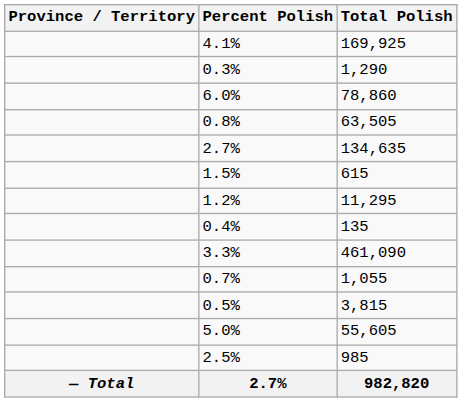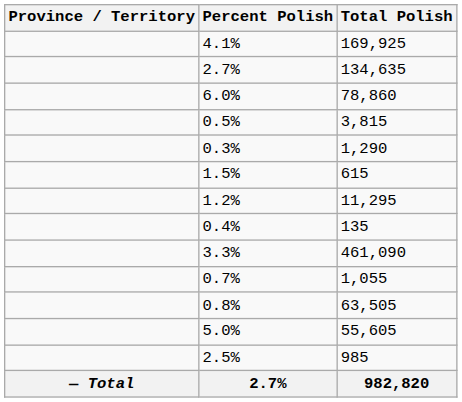rows swapped: (221, 148) <-> (221, 70)
rows swapped: (221, 305) <-> (221, 122)
